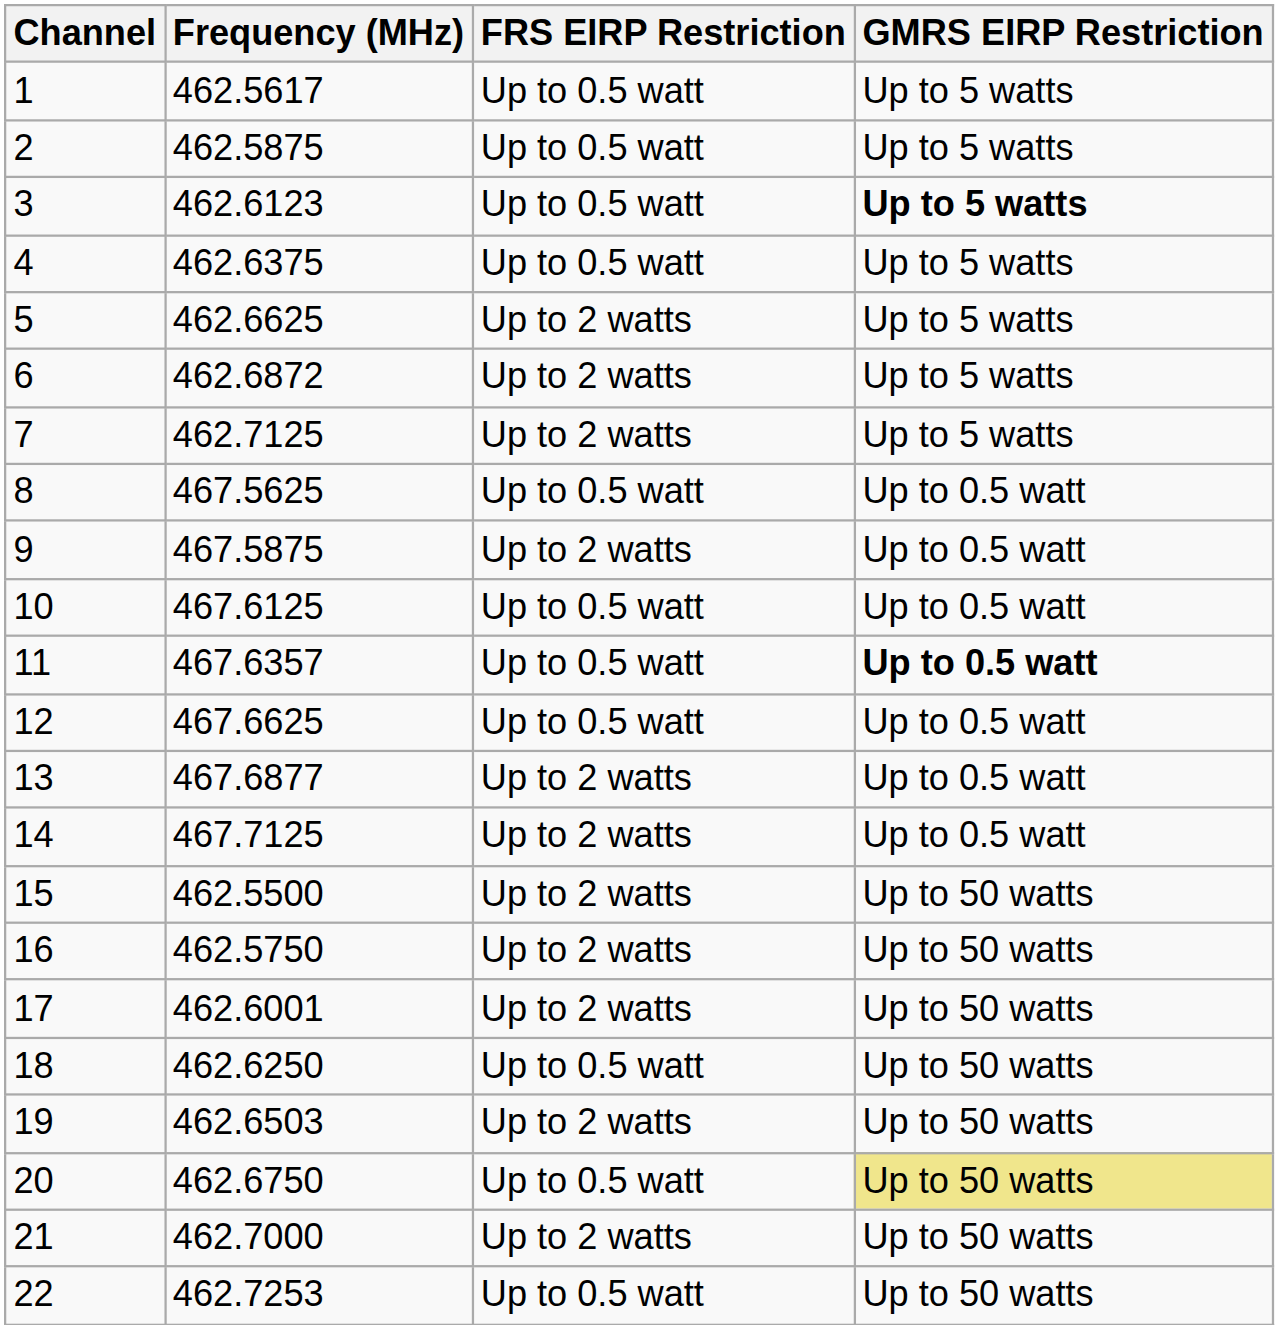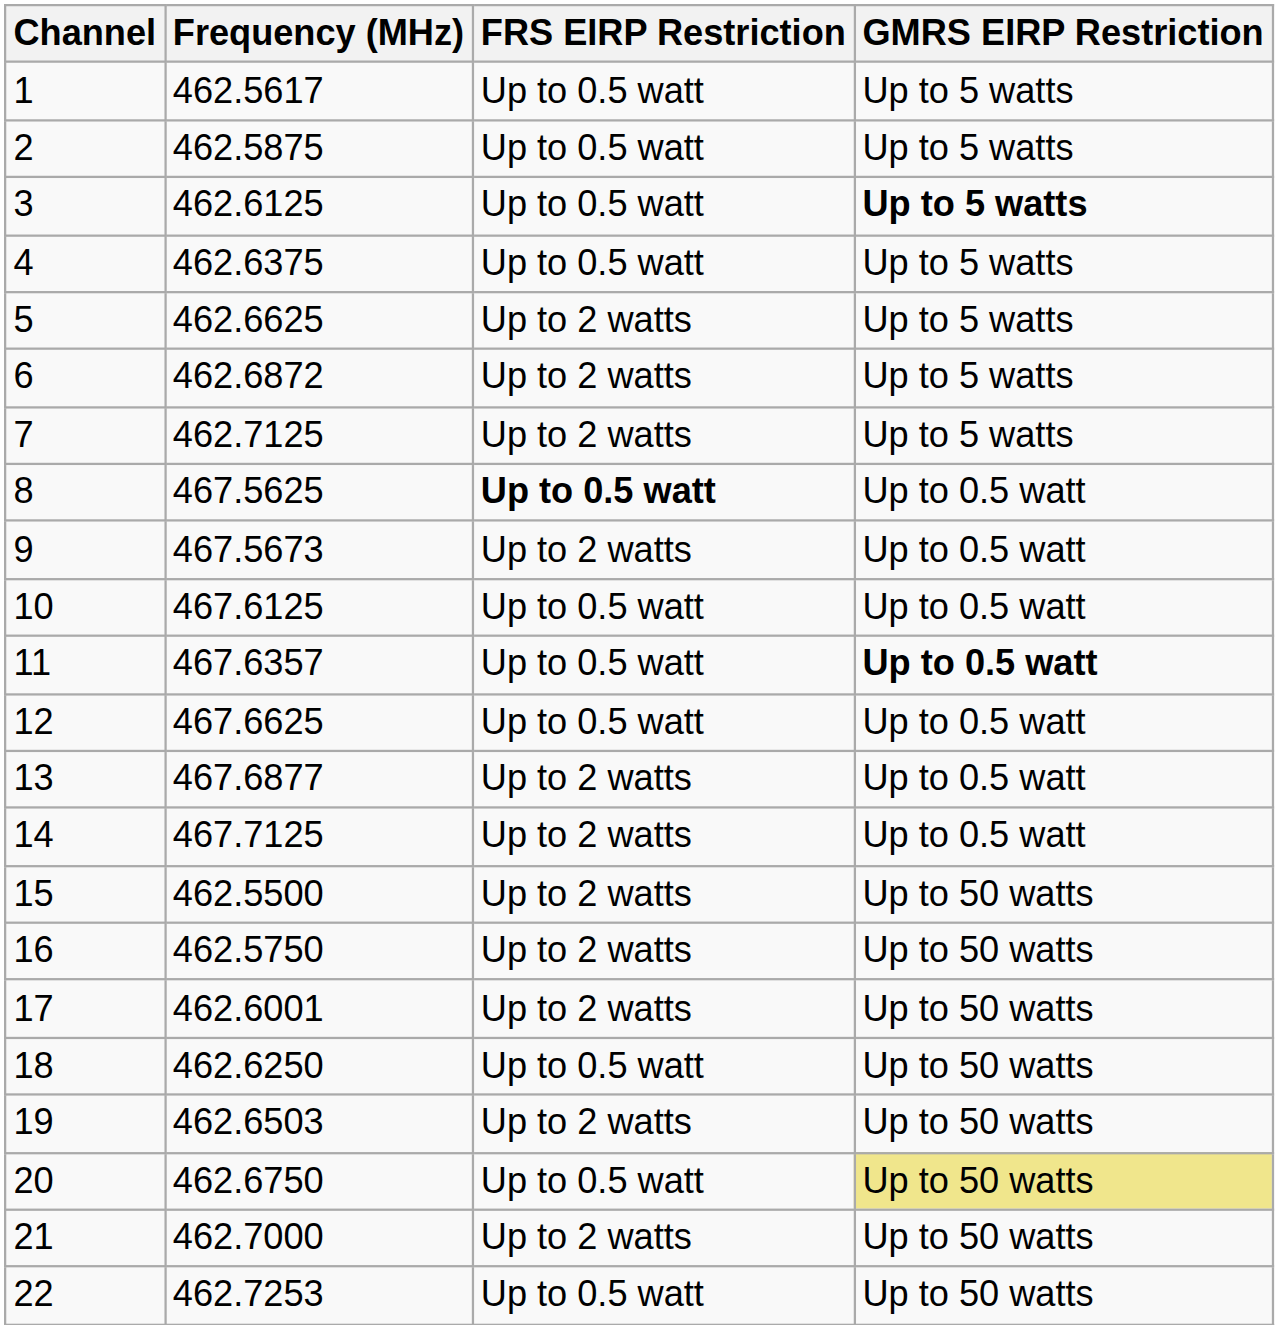(248, 205) 462.6123 -> (248, 205) 462.6125
(592, 491) normal -> (598, 491) bold
(248, 549) 467.5875 -> (248, 549) 467.5673
